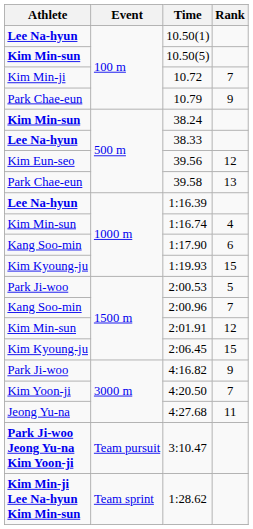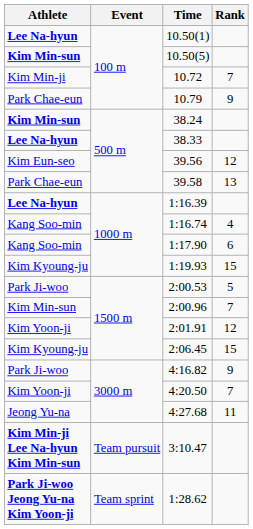(42, 224) Kim Min-sun -> (45, 224) Kang Soo-min
(45, 307) Kang Soo-min -> (42, 307) Kim Min-sun
(42, 328) Kim Min-sun -> (39, 328) Kim Yoon-ji
(41, 448) Park Ji-woo Jeong Yu-na Kim Yoon-ji -> (44, 448) Kim Min-ji Lee Na-hyun Kim Min-sun
(44, 499) Kim Min-ji Lee Na-hyun Kim Min-sun -> (41, 499) Park Ji-woo Jeong Yu-na Kim Yoon-ji
